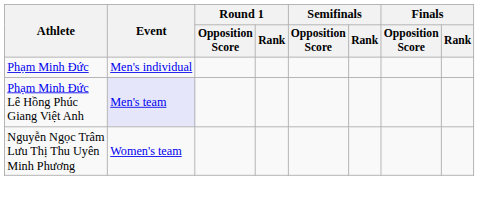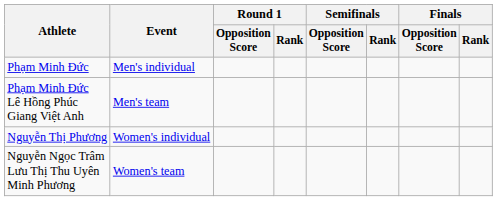(138, 102) lavender background -> (141, 102) no background
+ row: (57, 137)
